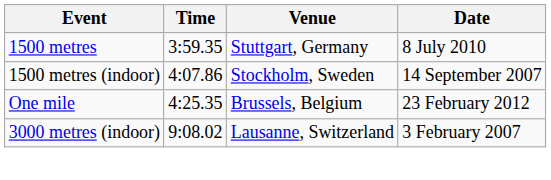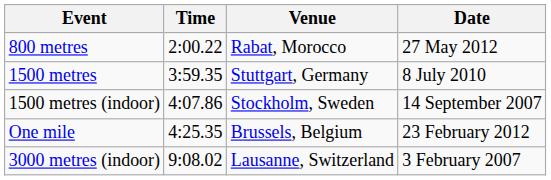+ row: (48, 47)
